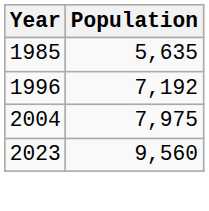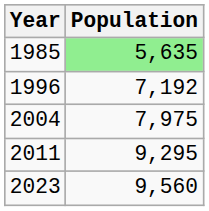(166, 54) no background -> (166, 54) lightgreen background
+ row: (35, 154)
